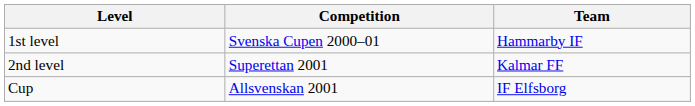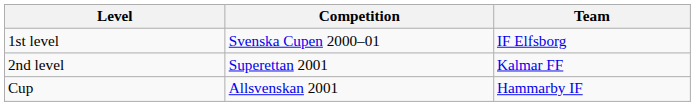(540, 40) Hammarby IF -> (532, 40) IF Elfsborg
(532, 88) IF Elfsborg -> (540, 88) Hammarby IF
